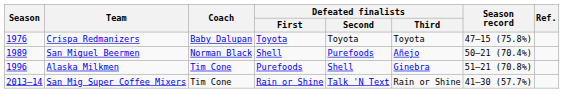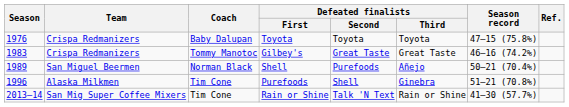+ row: (282, 53)
